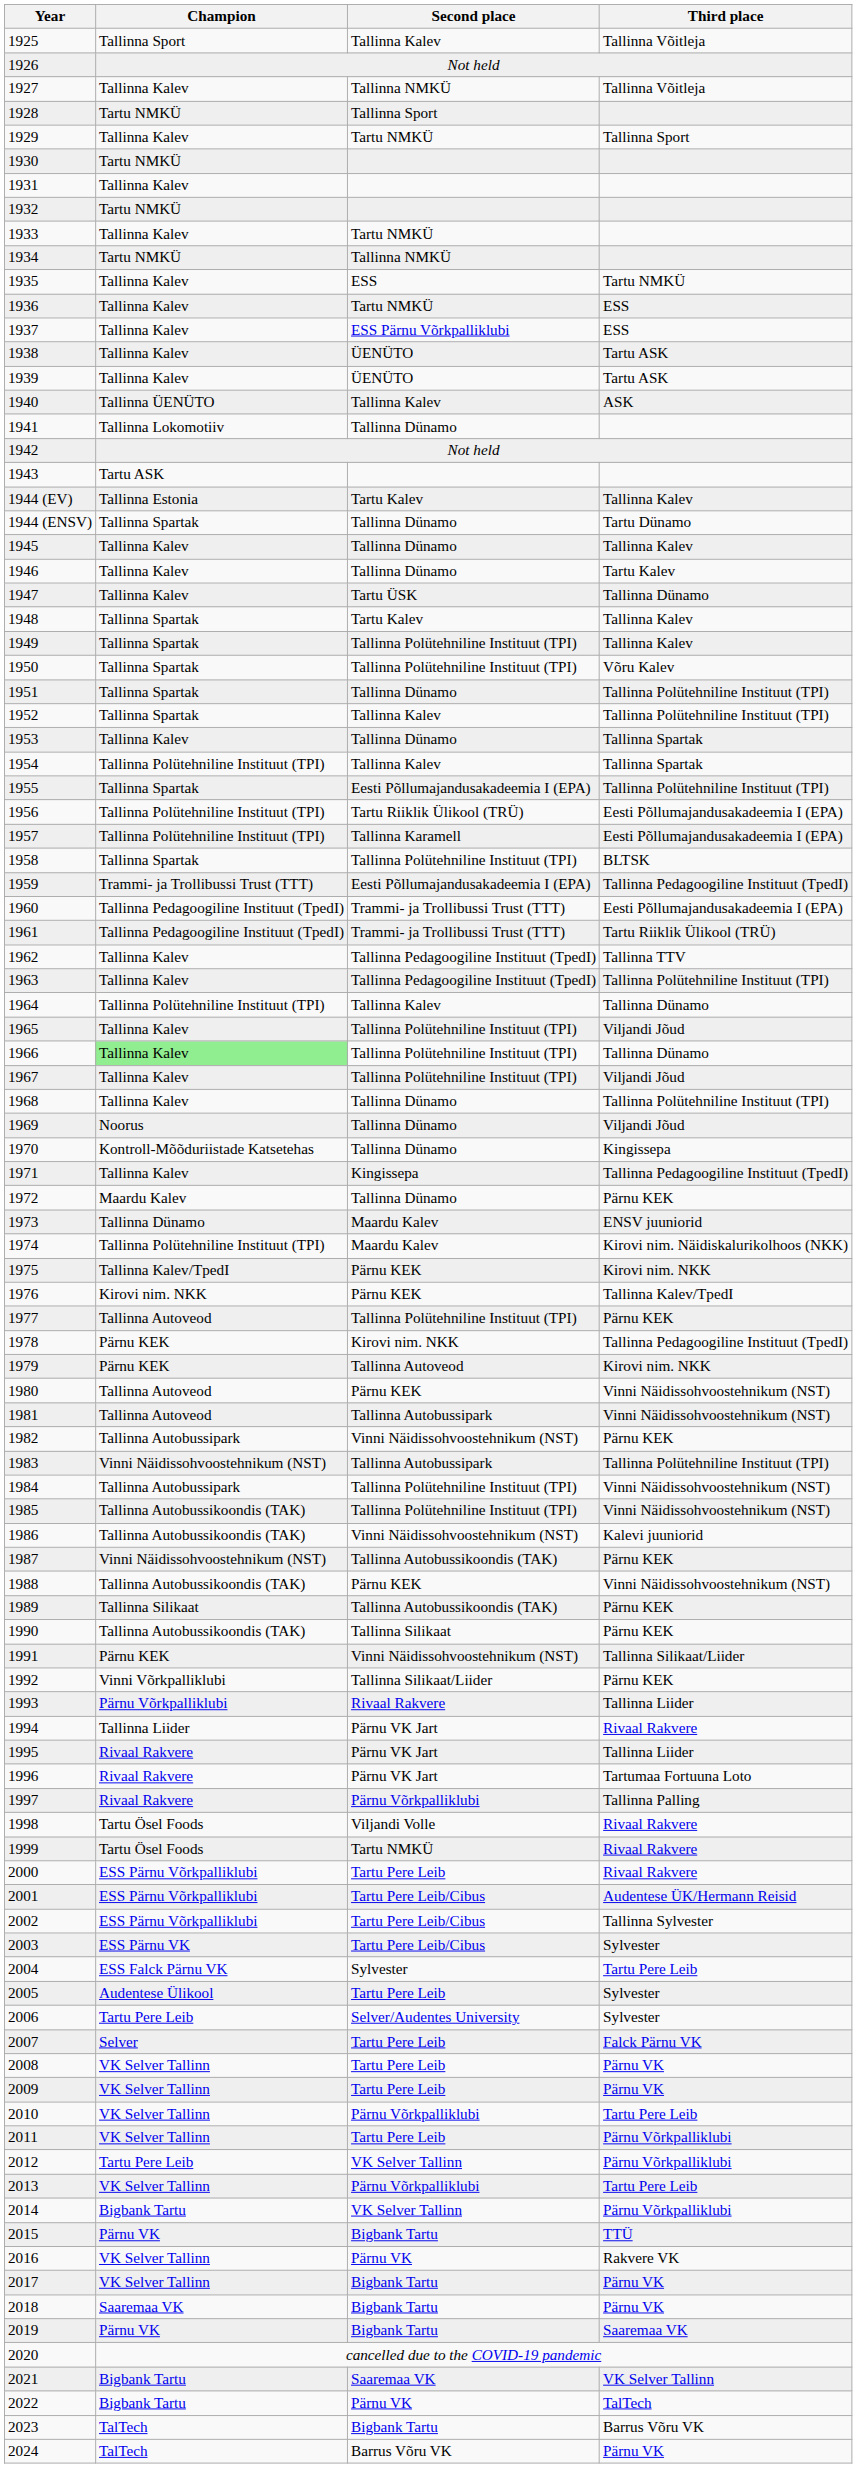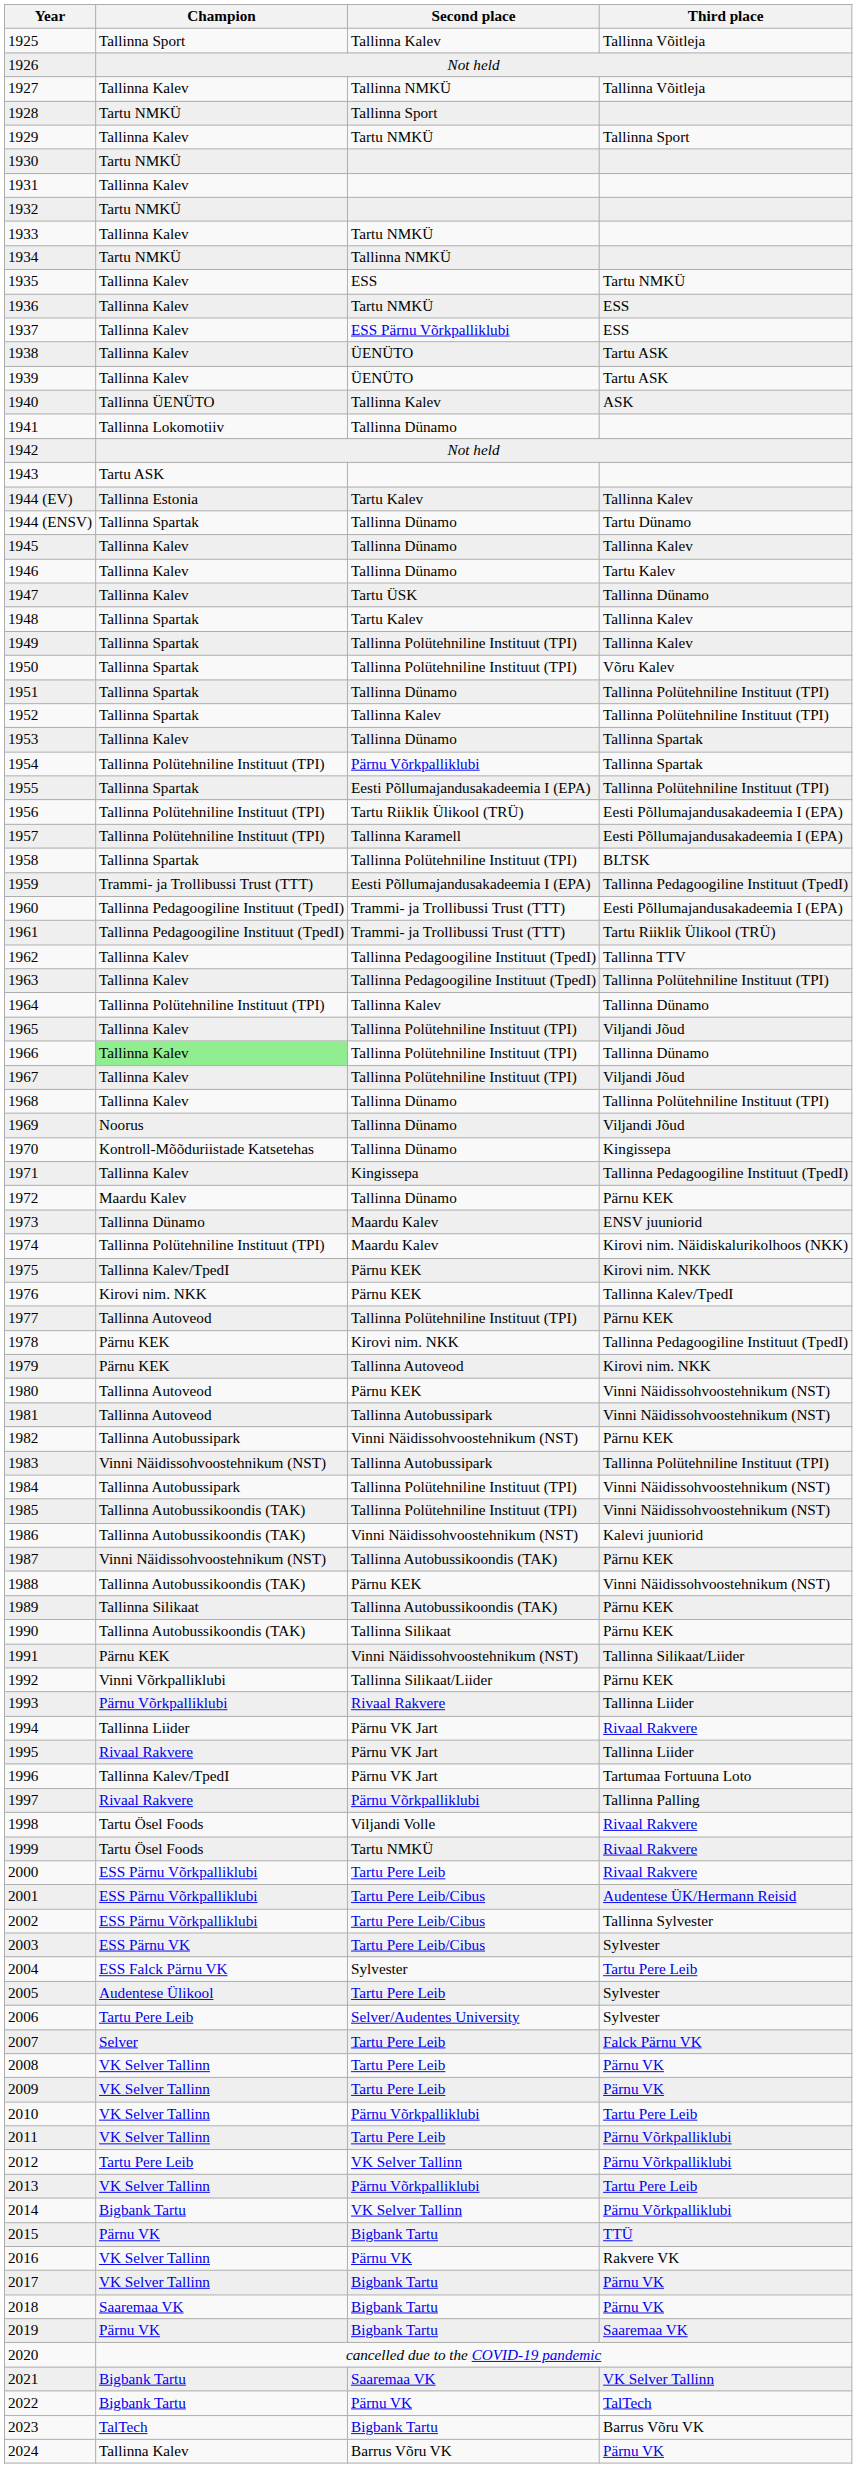(396, 763) Tallinna Kalev -> (415, 763) Pärnu Võrkpalliklubi
(146, 1776) Rivaal Rakvere -> (164, 1776) Tallinna Kalev/TpedI
(123, 2451) TalTech -> (144, 2451) Tallinna Kalev
